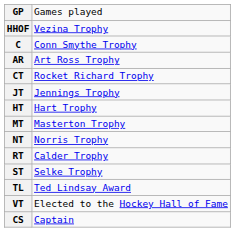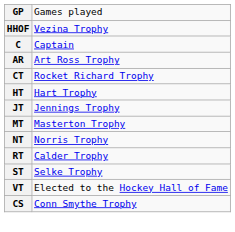(85, 44) Conn Smythe Trophy -> (54, 44) Captain
rows swapped: (18, 108) <-> (18, 92)
- row: (18, 187)
(54, 219) Captain -> (85, 203) Conn Smythe Trophy
